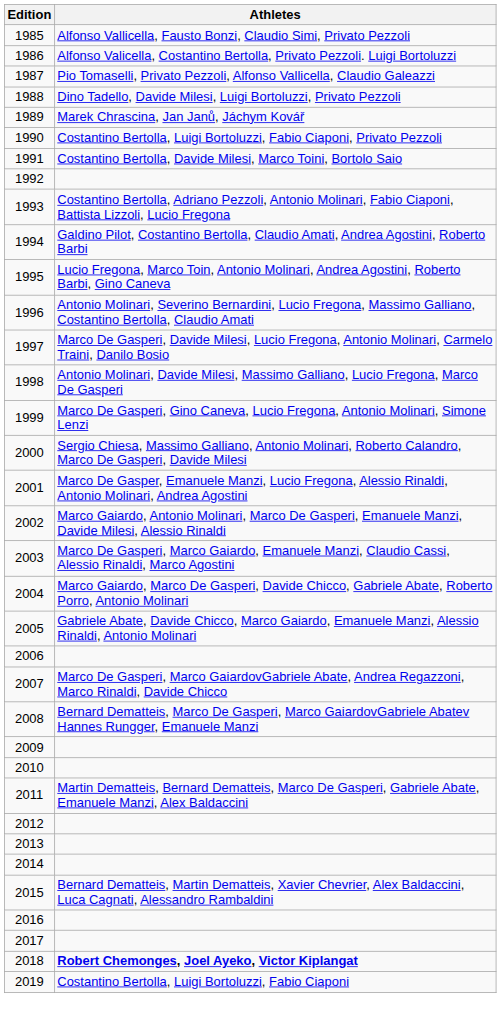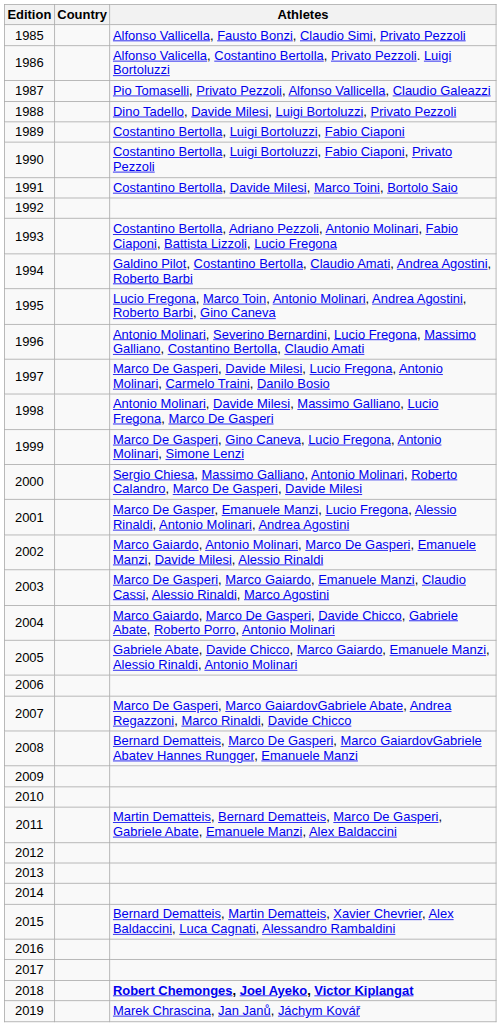+ column: (82, 14)
(181, 117) Marek Chrascina, Jan Janů, Jáchym Kovář -> (259, 132) Costantino Bertolla, Luigi Bortoluzzi, Fabio Ciaponi
(203, 982) Costantino Bertolla, Luigi Bortoluzzi, Fabio Ciaponi -> (236, 1011) Marek Chrascina, Jan Janů, Jáchym Kovář
